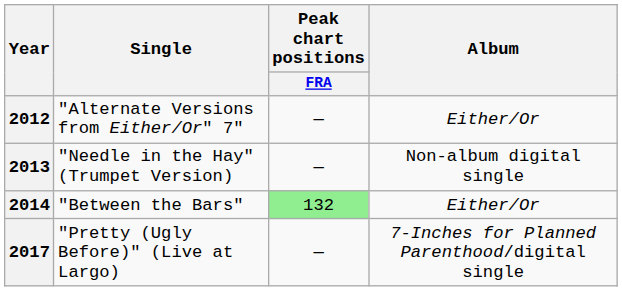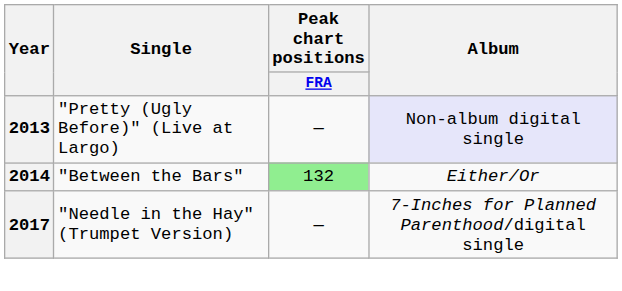- row: (29, 119)
(156, 167) "Needle in the Hay" (Trumpet Version) -> (146, 129) "Pretty (Ugly Before)" (Live at Largo)
(493, 167) no background -> (493, 129) lavender background
(146, 252) "Pretty (Ugly Before)" (Live at Largo) -> (156, 225) "Needle in the Hay" (Trumpet Version)
